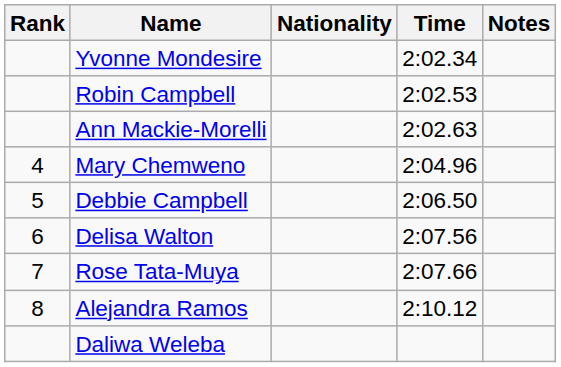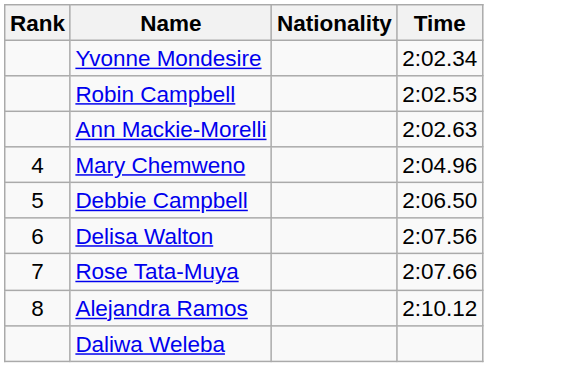- column: (519, 23)
